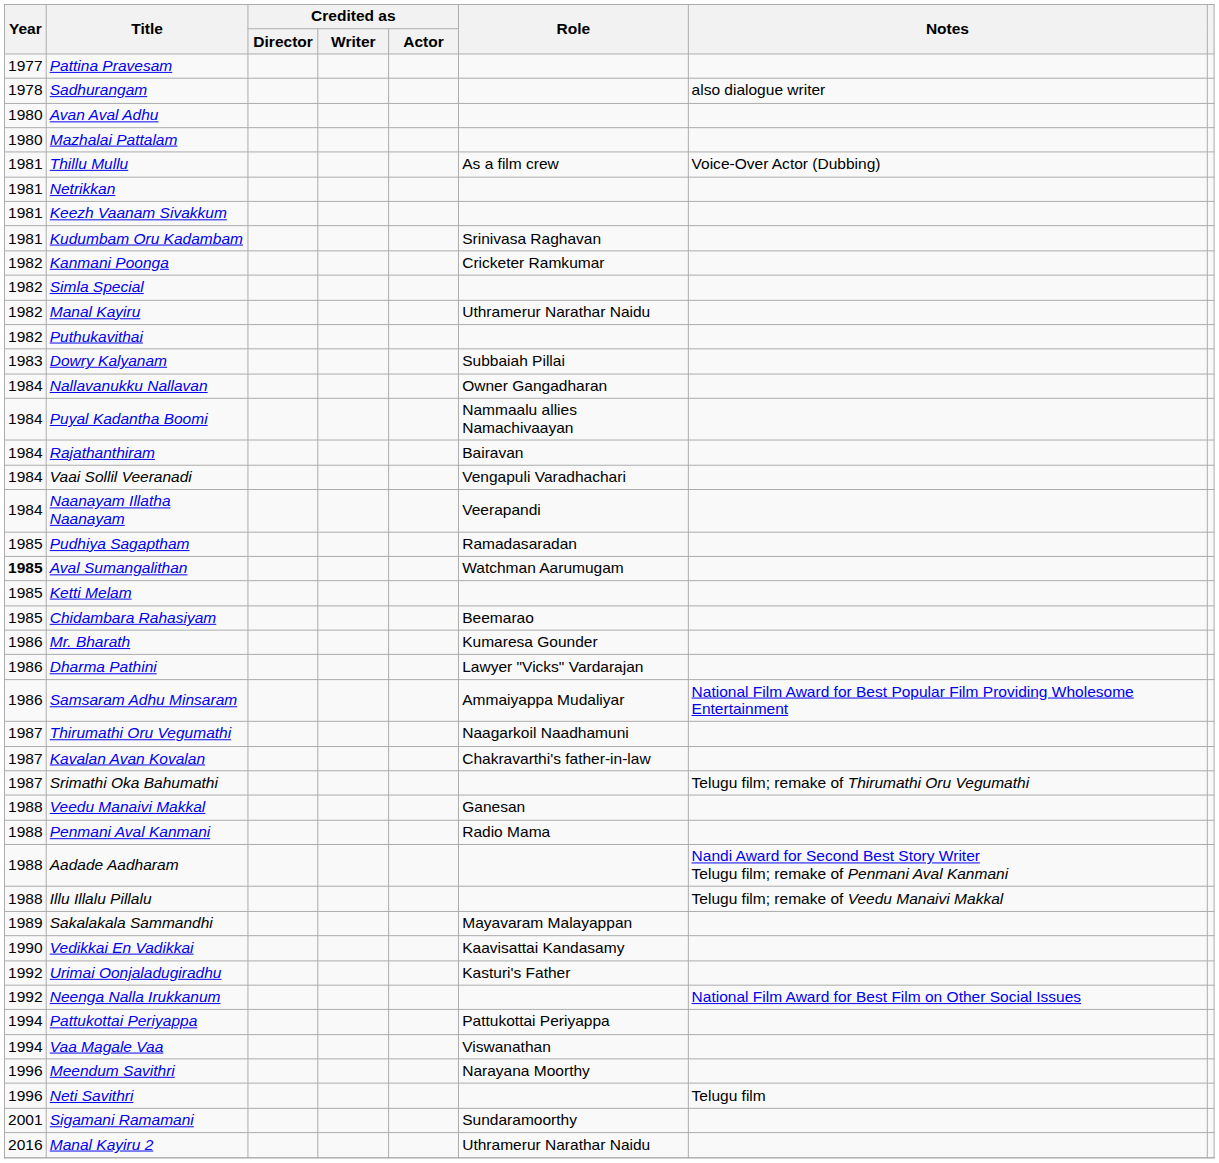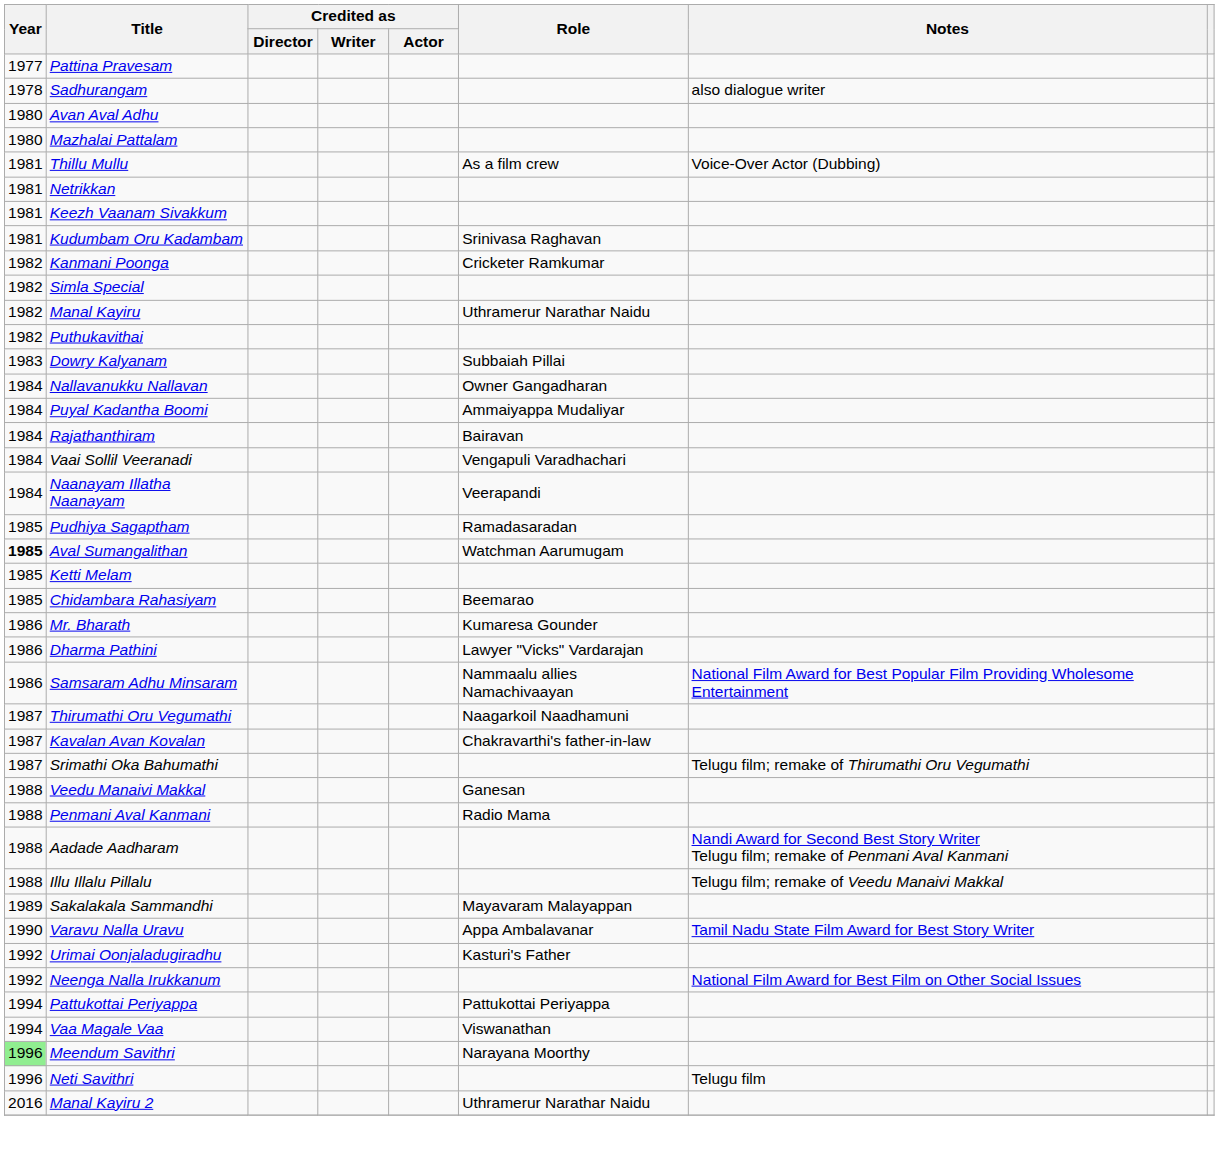(520, 419) Nammaalu allies Namachivaayan -> (543, 410) Ammaiyappa Mudaliyar
(543, 700) Ammaiyappa Mudaliyar -> (520, 682) Nammaalu allies Namachivaayan
+ row: (117, 930)
- row: (122, 948)
(25, 1071) no background -> (25, 1053) lightgreen background
- row: (122, 1120)
